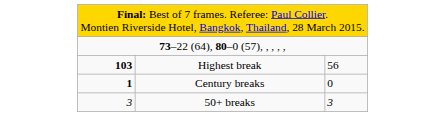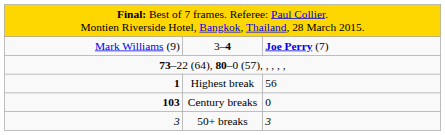+ row: (222, 46)
(124, 65) 103 -> (177, 83) 1
(129, 83) 1 -> (171, 102) 103
